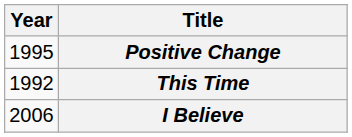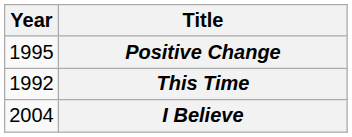(31, 115) 2006 -> (31, 115) 2004
